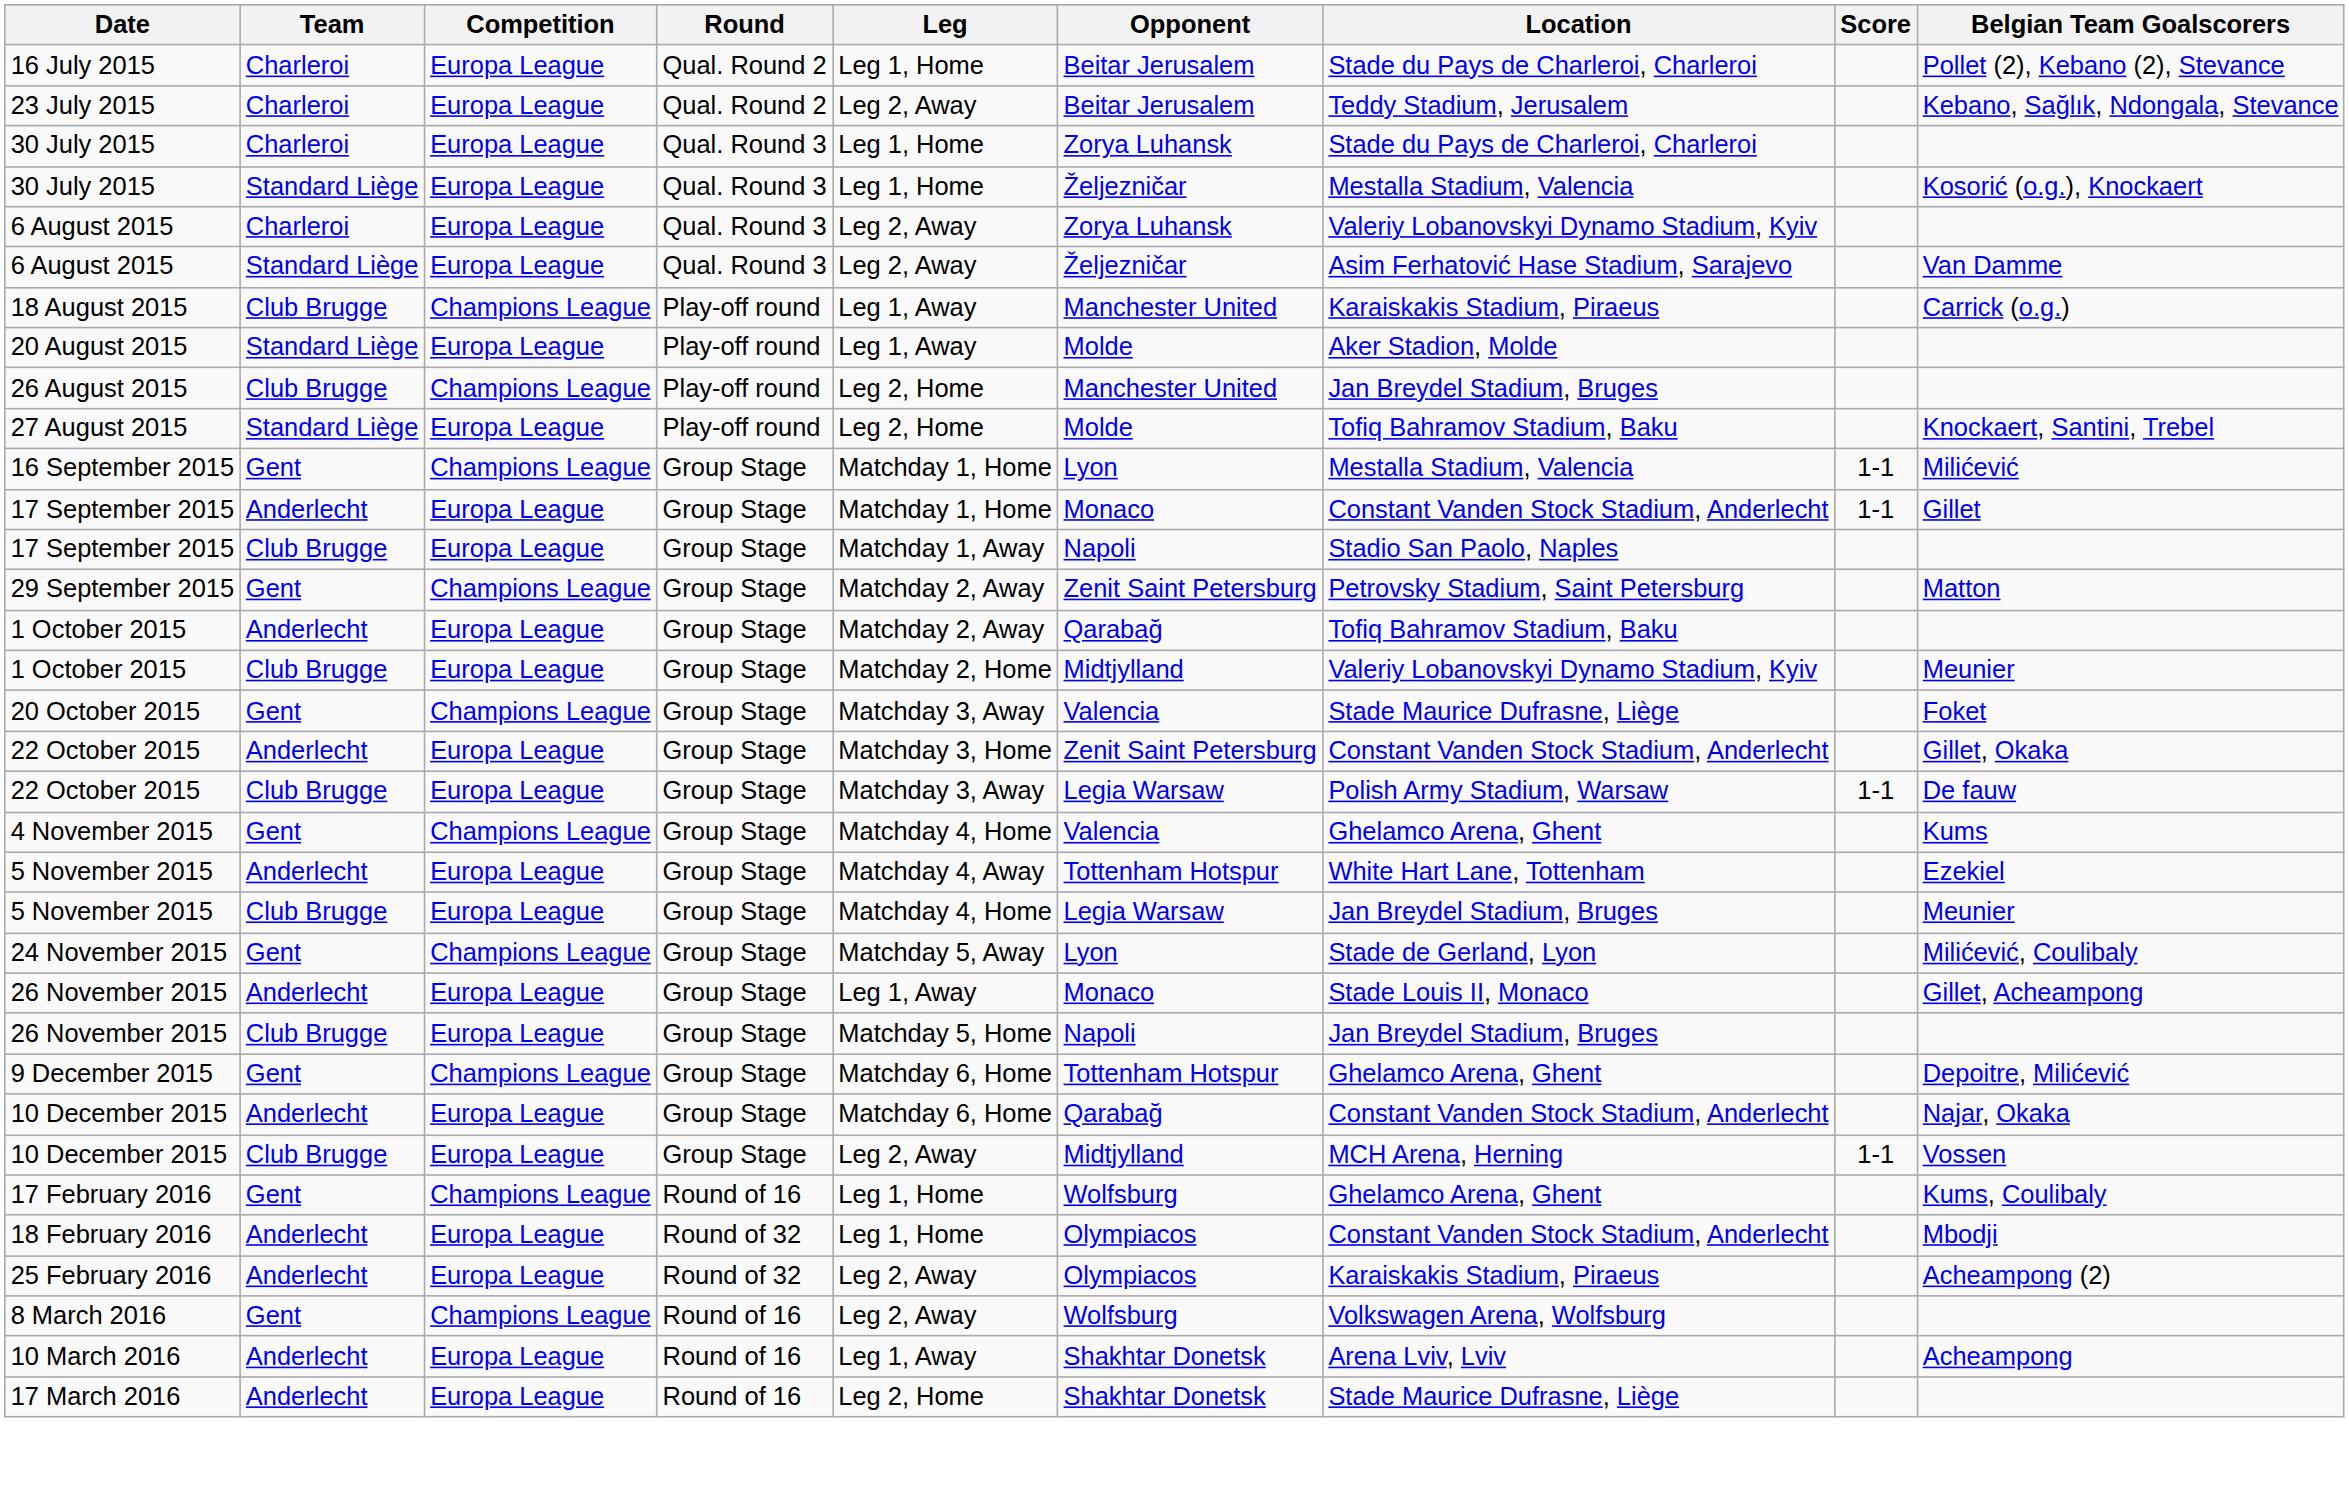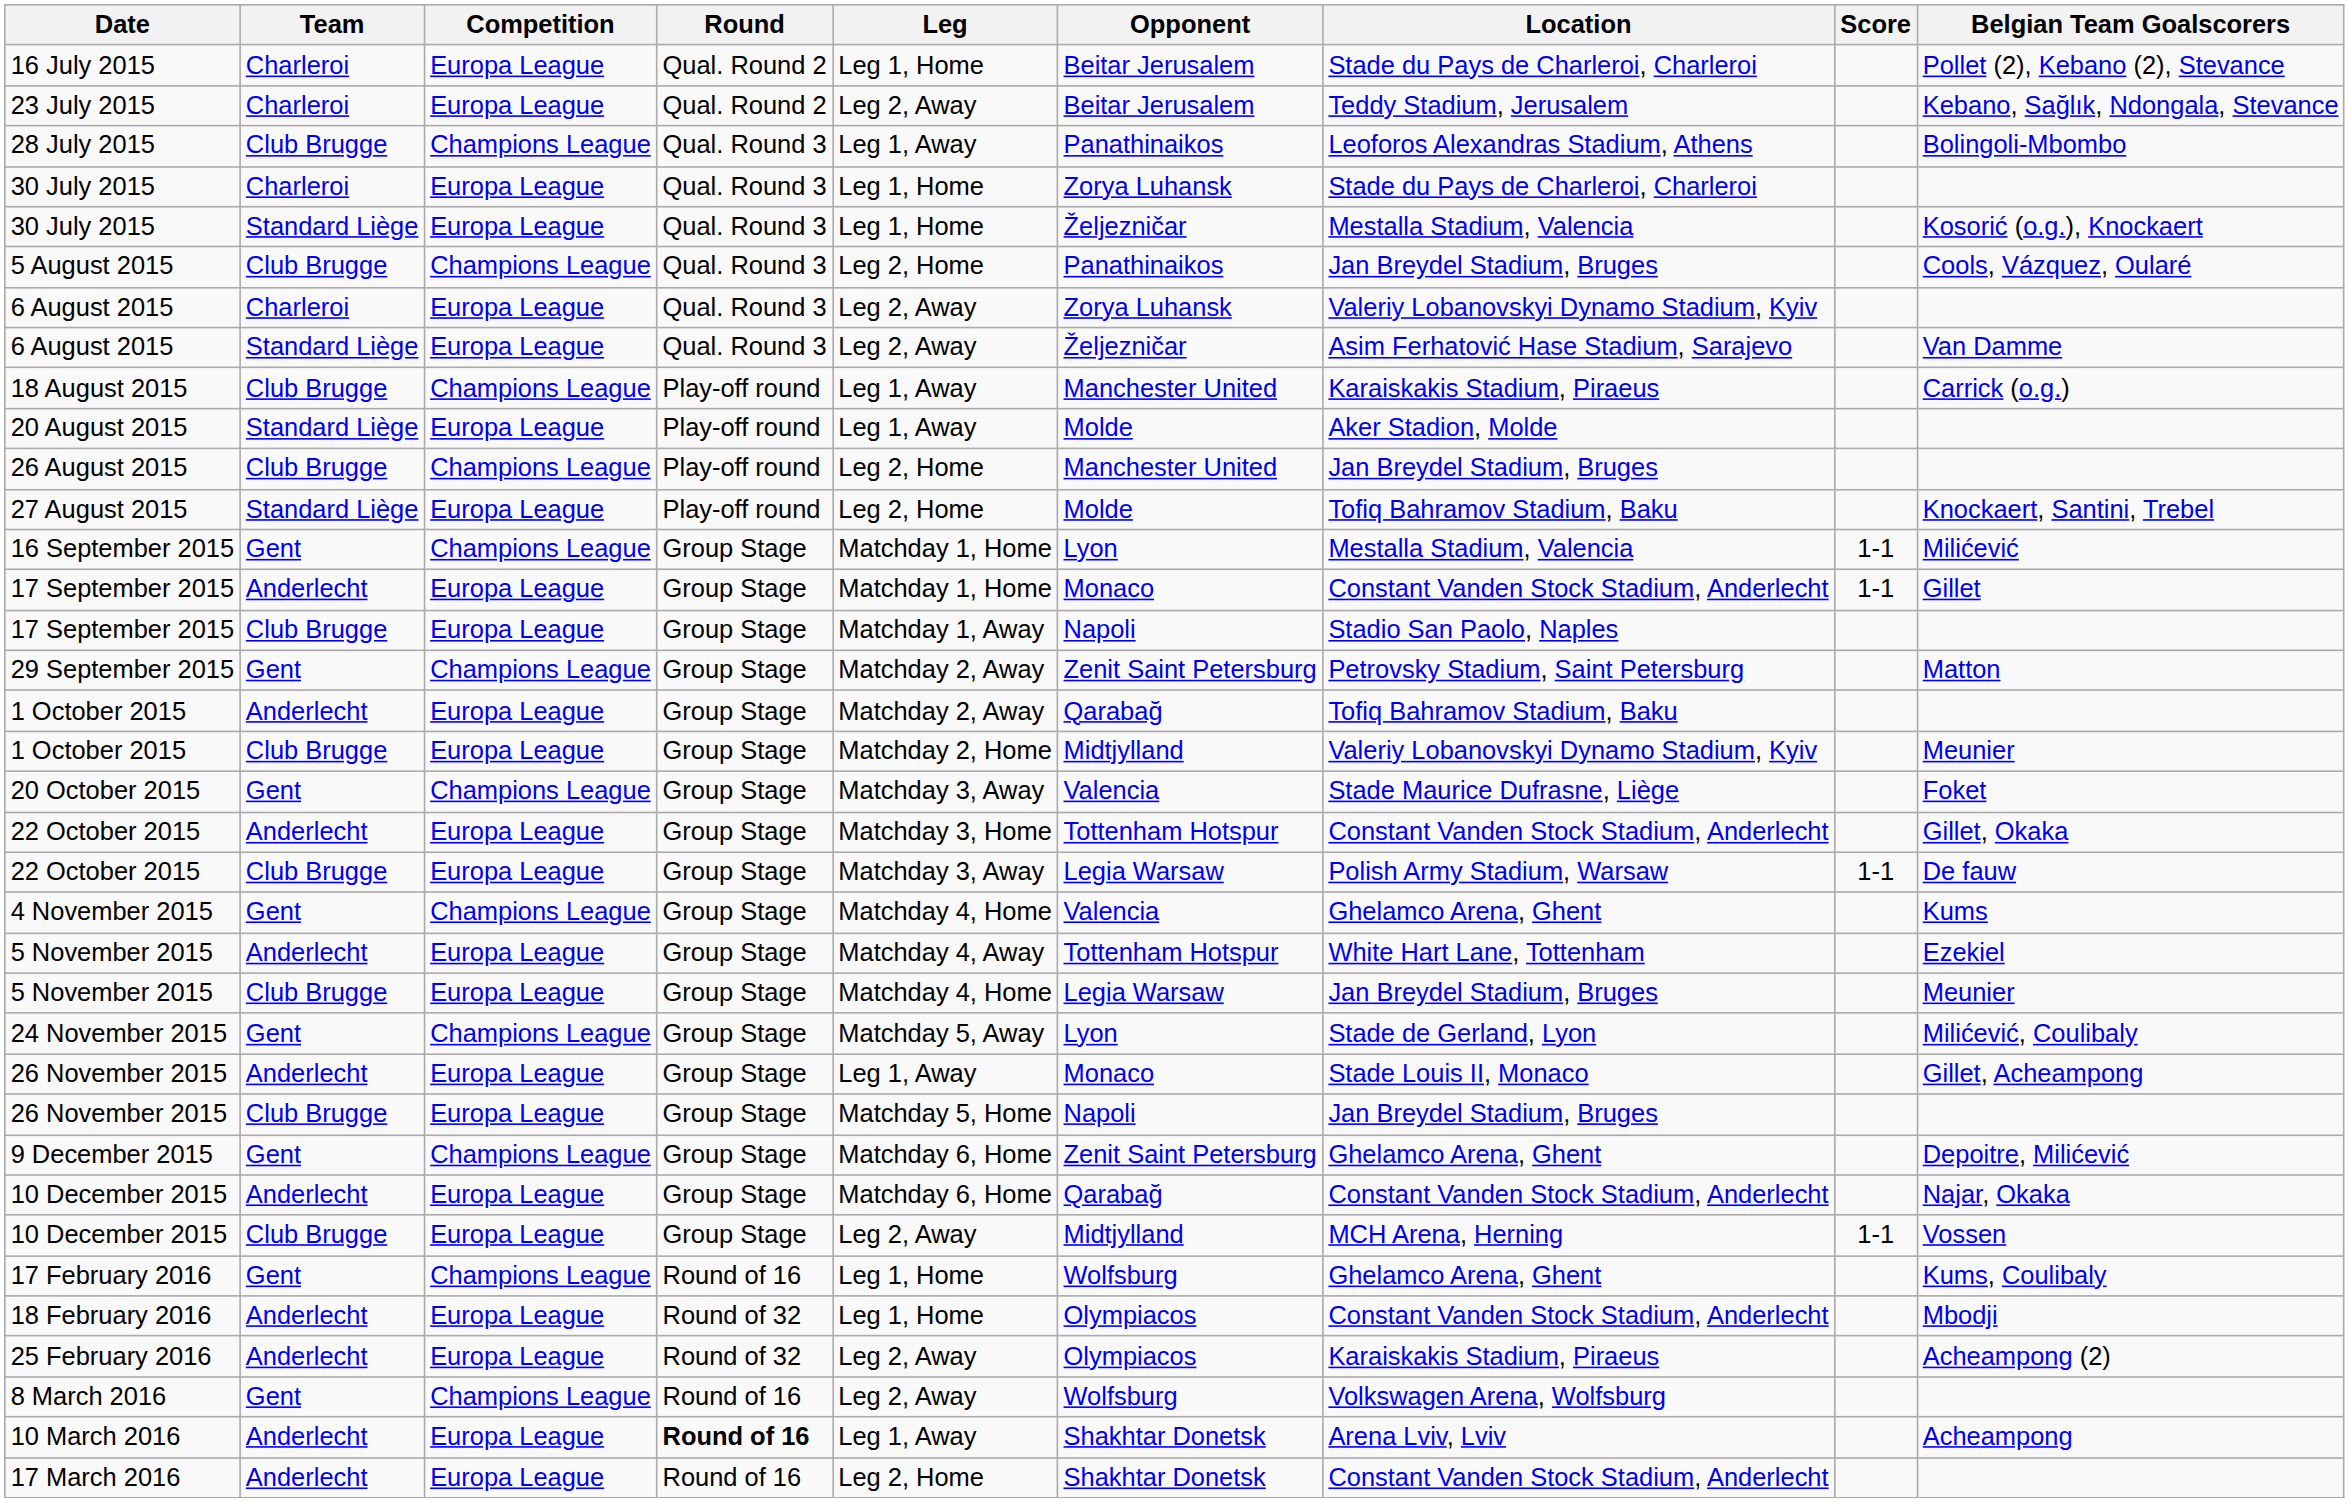+ row: (83, 145)
+ row: (92, 266)
(1190, 750) Zenit Saint Petersburg -> (1171, 831) Tottenham Hotspur
(1171, 1073) Tottenham Hotspur -> (1190, 1154) Zenit Saint Petersburg
(732, 1356) normal -> (736, 1436) bold
(1504, 1396) Stade Maurice Dufrasne, Liège -> (1578, 1477) Constant Vanden Stock Stadium, Anderlecht
